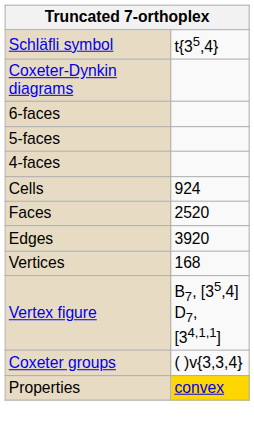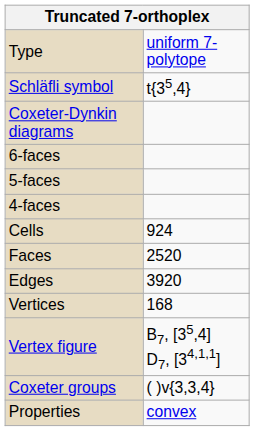+ row: (26, 51)
(199, 387) gold background -> (171, 412) no background
